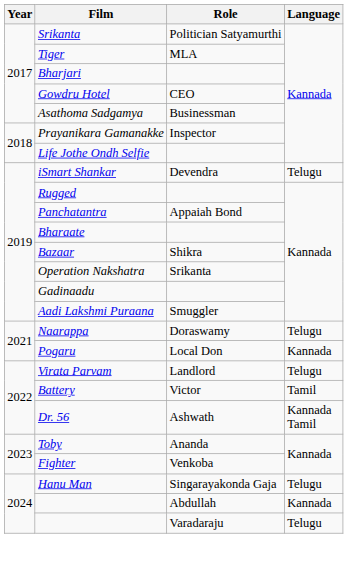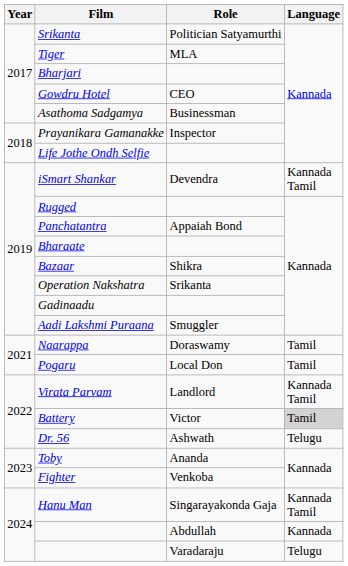(305, 172) Telugu -> (309, 179) Kannada Tamil
(305, 331) Telugu -> (302, 345) Tamil
(309, 350) Kannada -> (302, 364) Tamil
(305, 370) Telugu -> (309, 391) Kannada Tamil
(302, 390) no background -> (302, 418) lightgrey background
(309, 417) Kannada Tamil -> (305, 438) Telugu
(305, 483) Telugu -> (309, 504) Kannada Tamil
